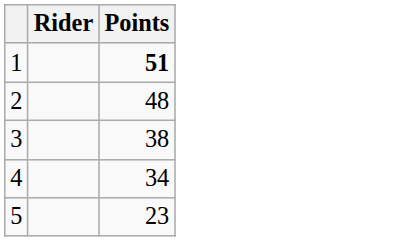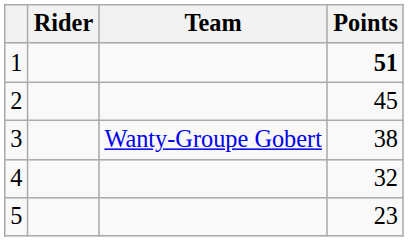+ column: (213, 23)
(157, 100) 48 -> (386, 100) 45
(157, 178) 34 -> (386, 178) 32
